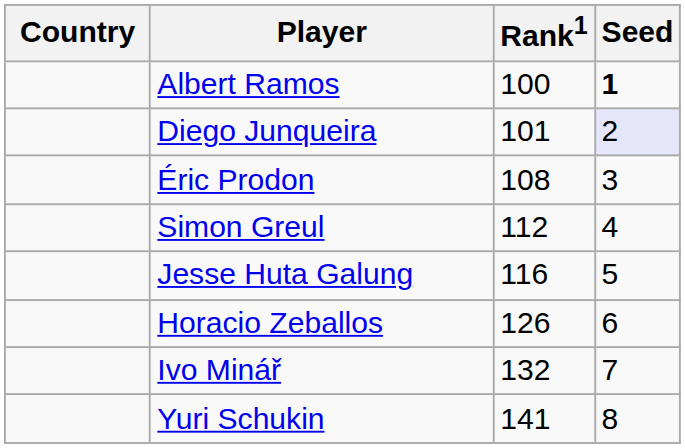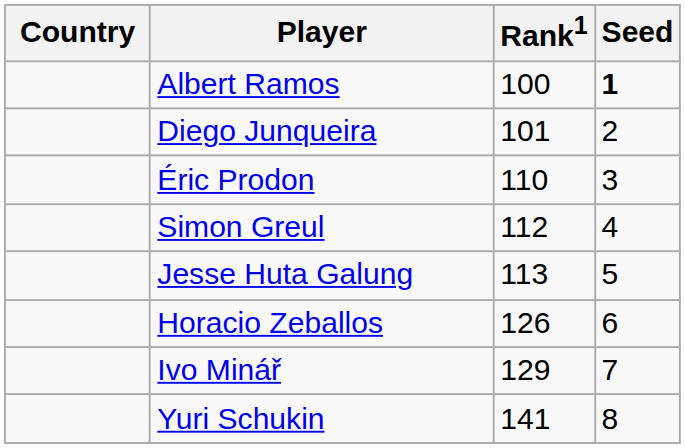(610, 131) lavender background -> (610, 131) no background
(525, 179) 108 -> (524, 179) 110
(524, 275) 116 -> (524, 275) 113
(525, 370) 132 -> (525, 370) 129
